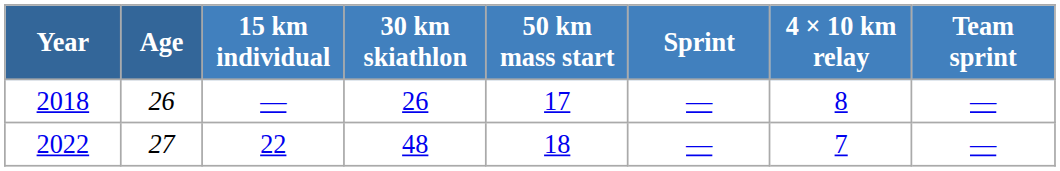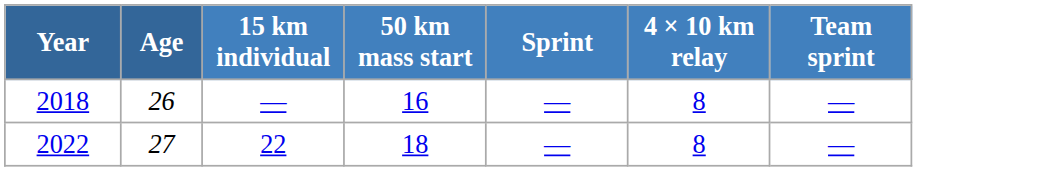- column: (415, 41)
(557, 100) 17 -> (415, 100) 16
(841, 144) 7 -> (699, 144) 8
